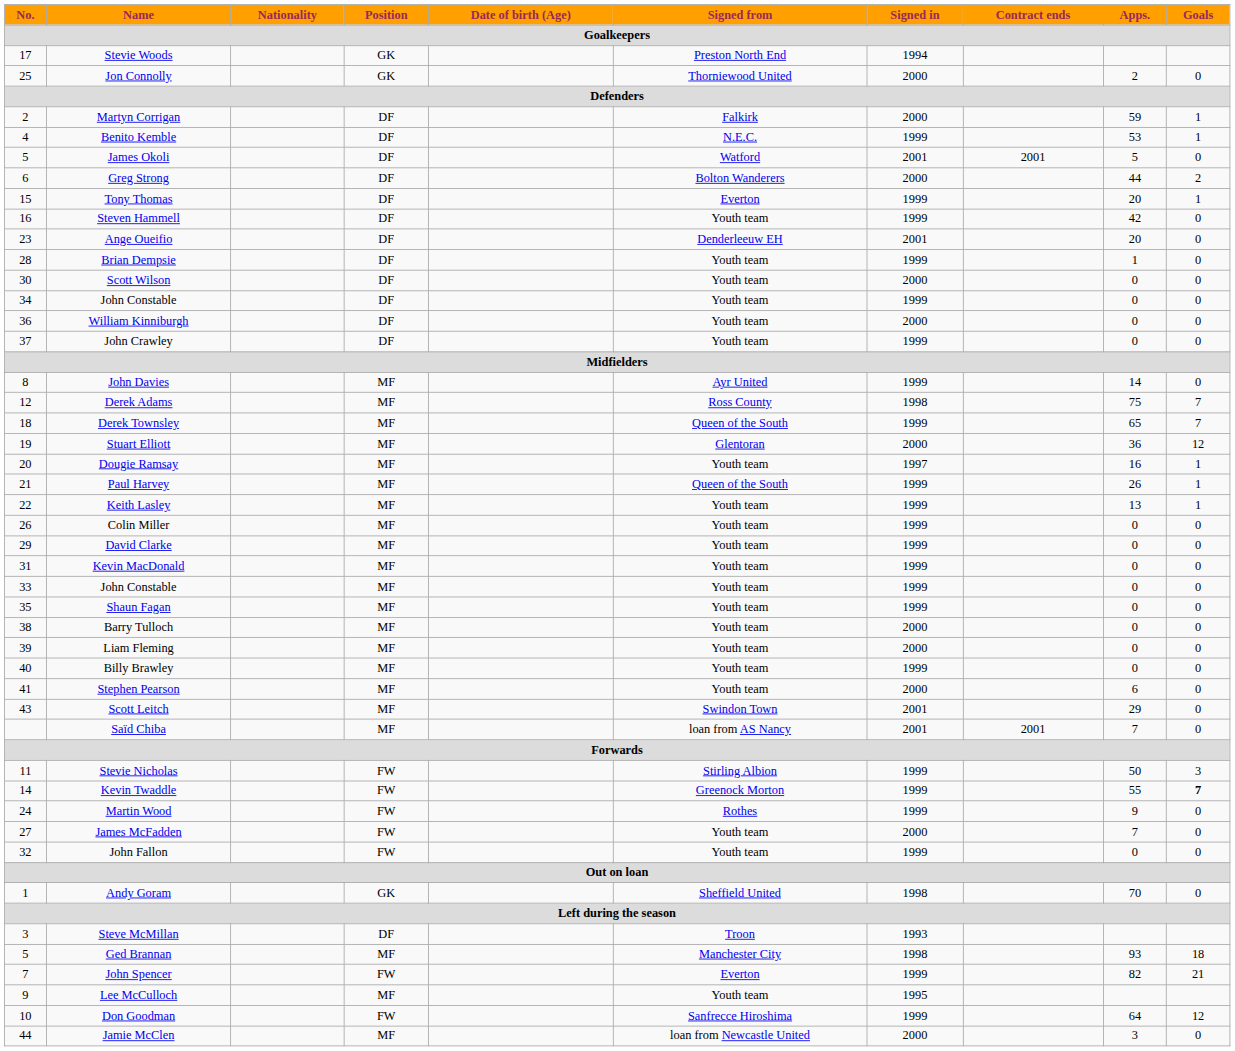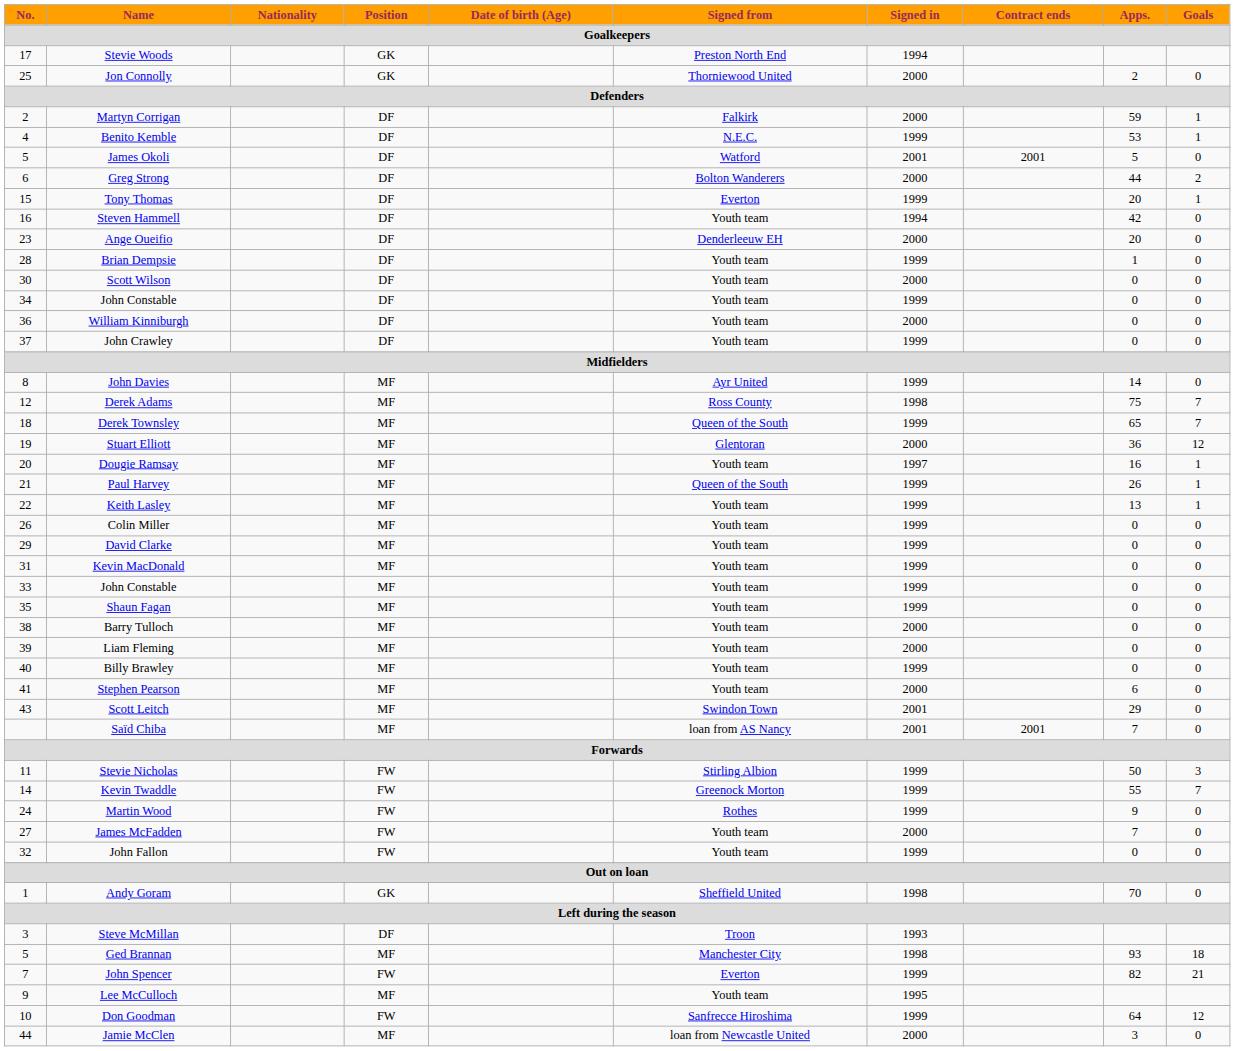(915, 219) 1999 -> (915, 219) 1994
(915, 239) 2001 -> (915, 239) 2000
(1198, 791) bold -> (1198, 791) normal
